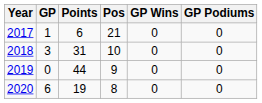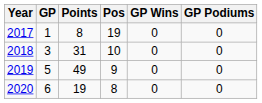(80, 32) 6 -> (80, 32) 8
(114, 32) 21 -> (114, 32) 19
(47, 70) 0 -> (47, 70) 5
(80, 70) 44 -> (80, 70) 49
